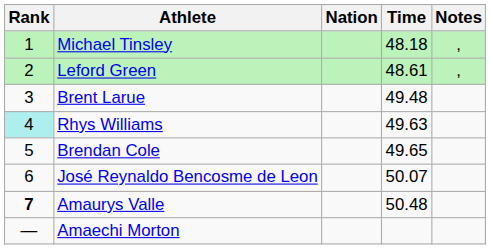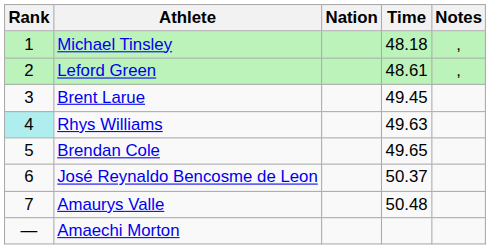(407, 97) 49.48 -> (407, 97) 49.45
(407, 177) 50.07 -> (407, 177) 50.37
(29, 204) bold -> (29, 204) normal
